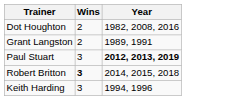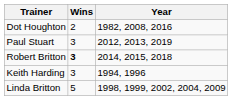- row: (40, 42)
(142, 57) bold -> (135, 42) normal
+ row: (33, 88)
